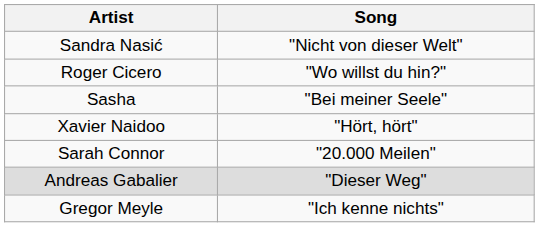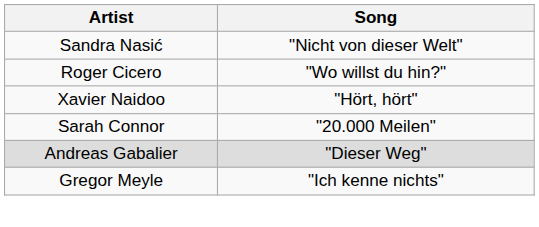- row: (111, 99)
